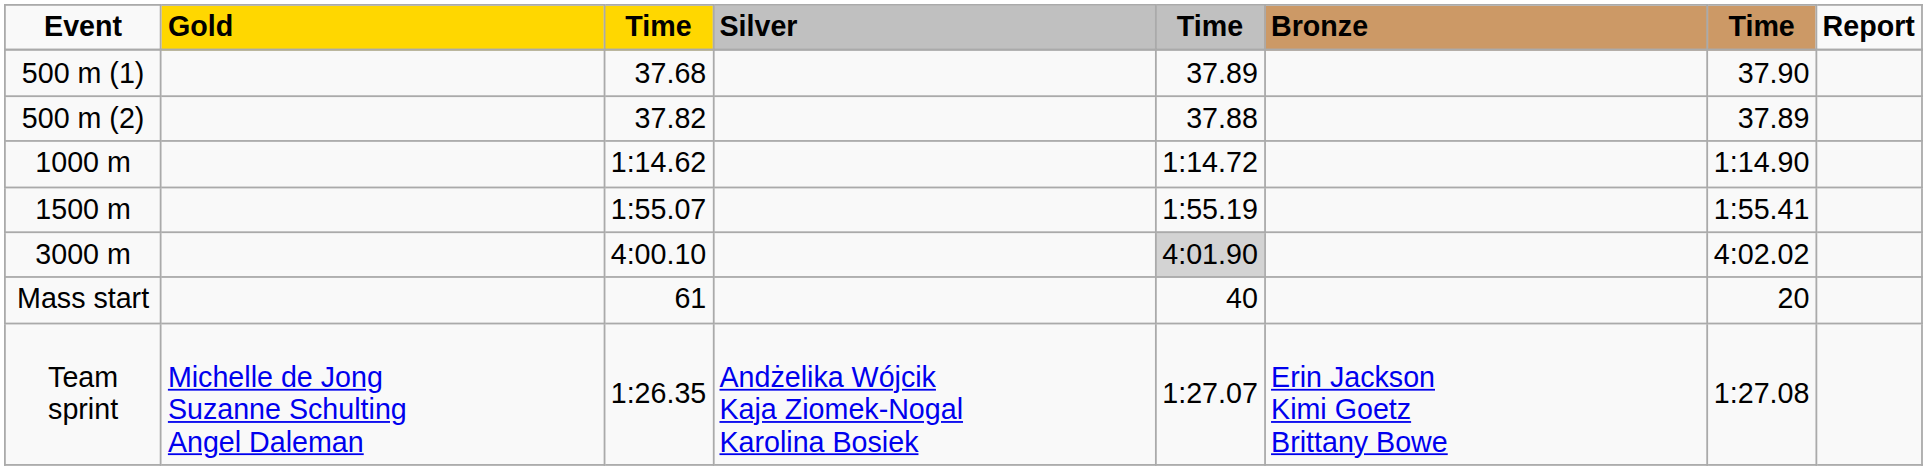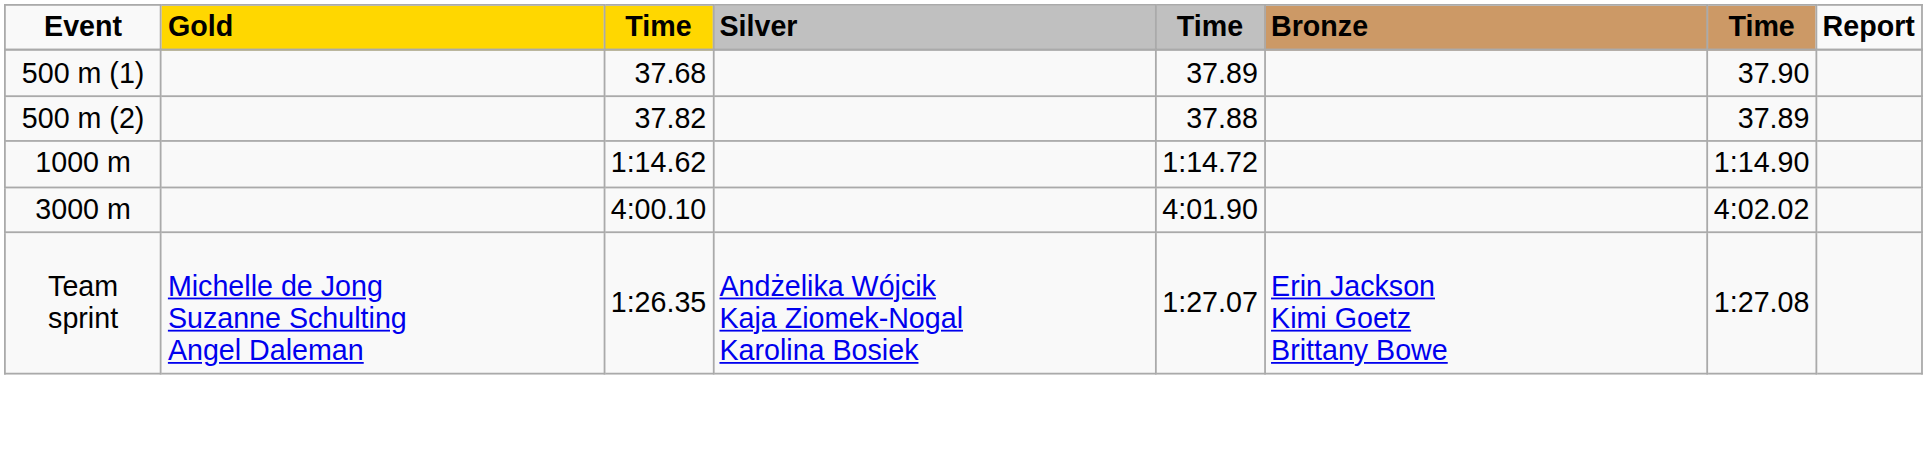- row: (83, 208)
(1210, 254) lightgrey background -> (1210, 208) no background
- row: (83, 299)
